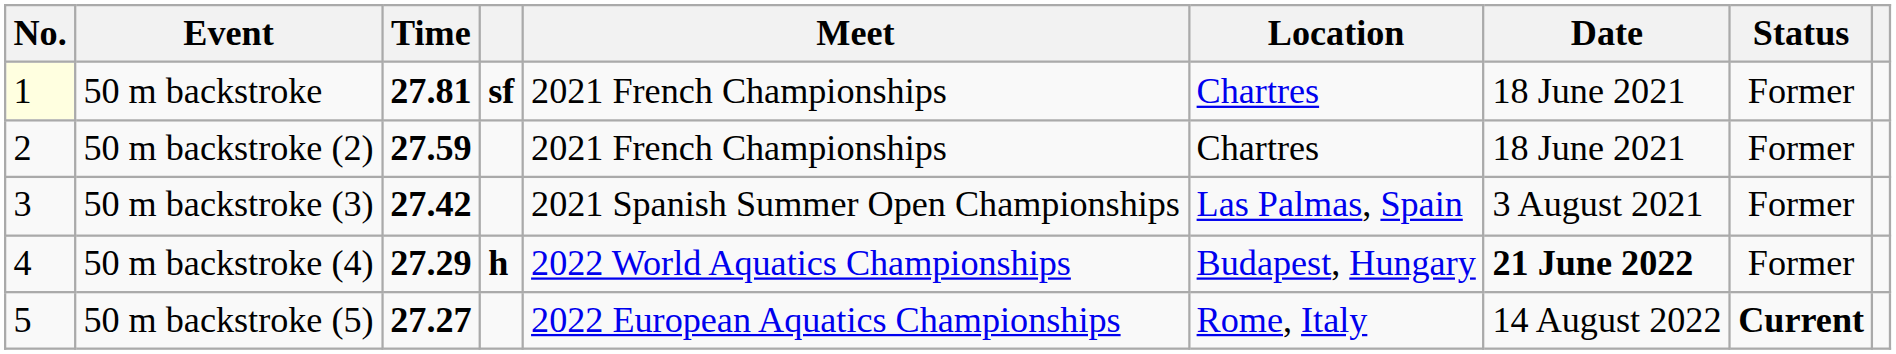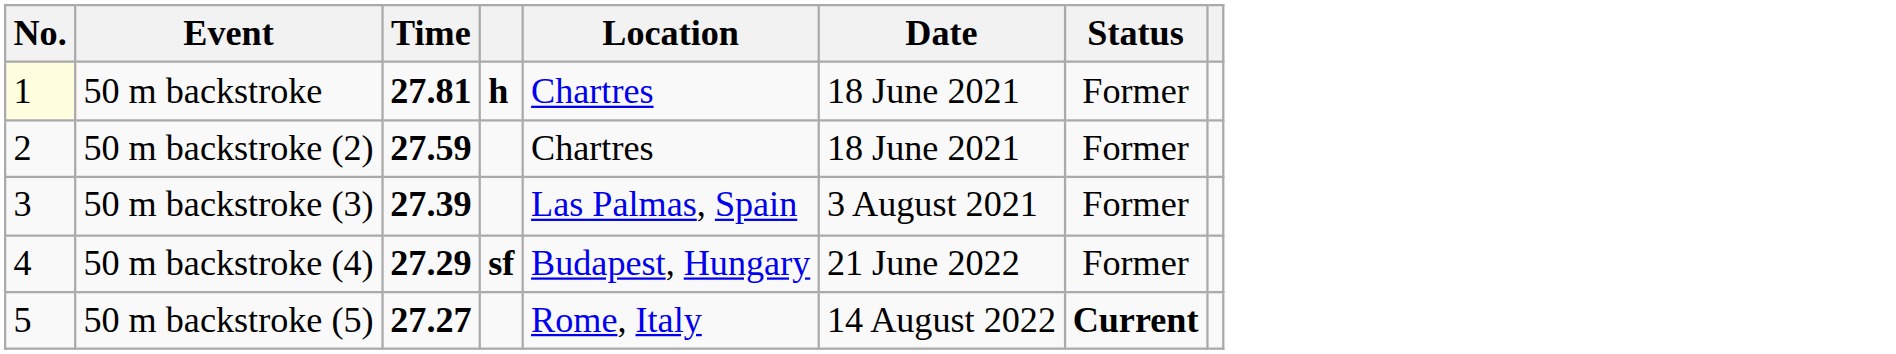- column: (856, 33)
(501, 90) sf -> (498, 90) h
(431, 205) 27.42 -> (431, 205) 27.39
(498, 262) h -> (501, 262) sf
(1593, 262) bold -> (923, 262) normal
